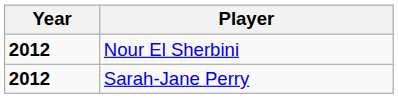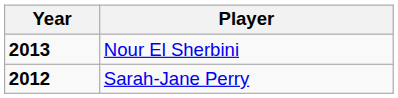(30, 49) 2012 -> (30, 49) 2013
